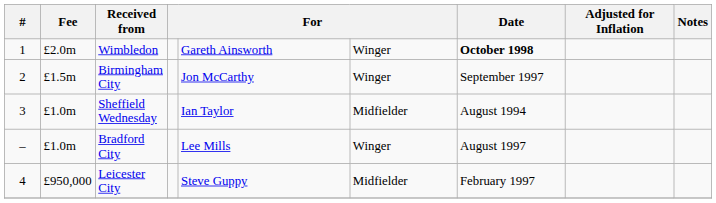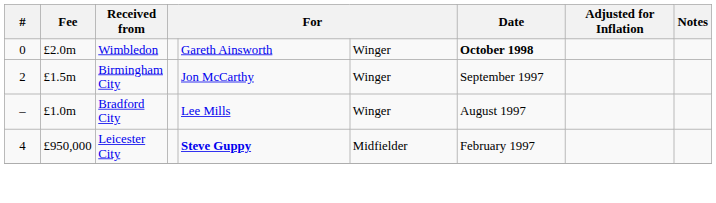(22, 49) 1 -> (22, 49) 0
- row: (128, 111)
(214, 180) normal -> (216, 146) bold
